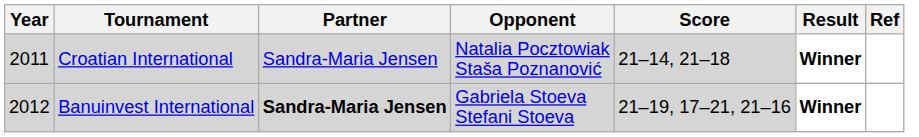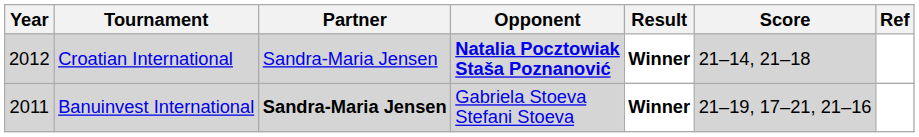columns swapped: (705, 19) <-> (830, 19)
(29, 59) 2011 -> (29, 59) 2012
(532, 59) normal -> (538, 59) bold
(29, 108) 2012 -> (29, 108) 2011
